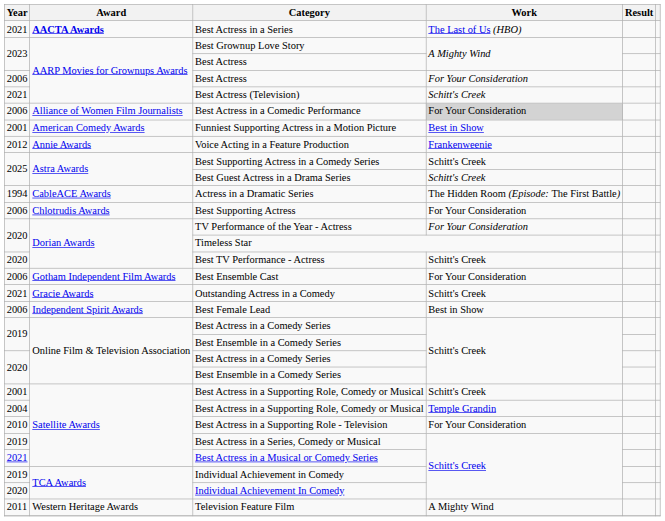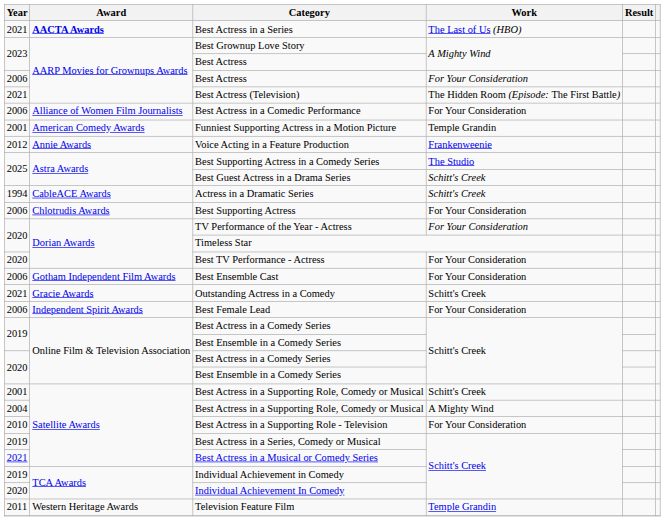(457, 95) Schitt's Creek -> (524, 95) The Hidden Room (Episode: The First Battle)
(477, 111) lightgrey background -> (477, 111) no background
(456, 128) Best in Show -> (462, 128) Temple Grandin
(457, 161) Schitt's Creek -> (451, 161) The Studio
(524, 194) The Hidden Room (Episode: The First Battle) -> (457, 194) Schitt's Creek
(457, 260) Schitt's Creek -> (477, 260) For Your Consideration
(456, 309) Best in Show -> (477, 309) For Your Consideration
(462, 408) Temple Grandin -> (461, 408) A Mighty Wind
(461, 507) A Mighty Wind -> (462, 507) Temple Grandin
